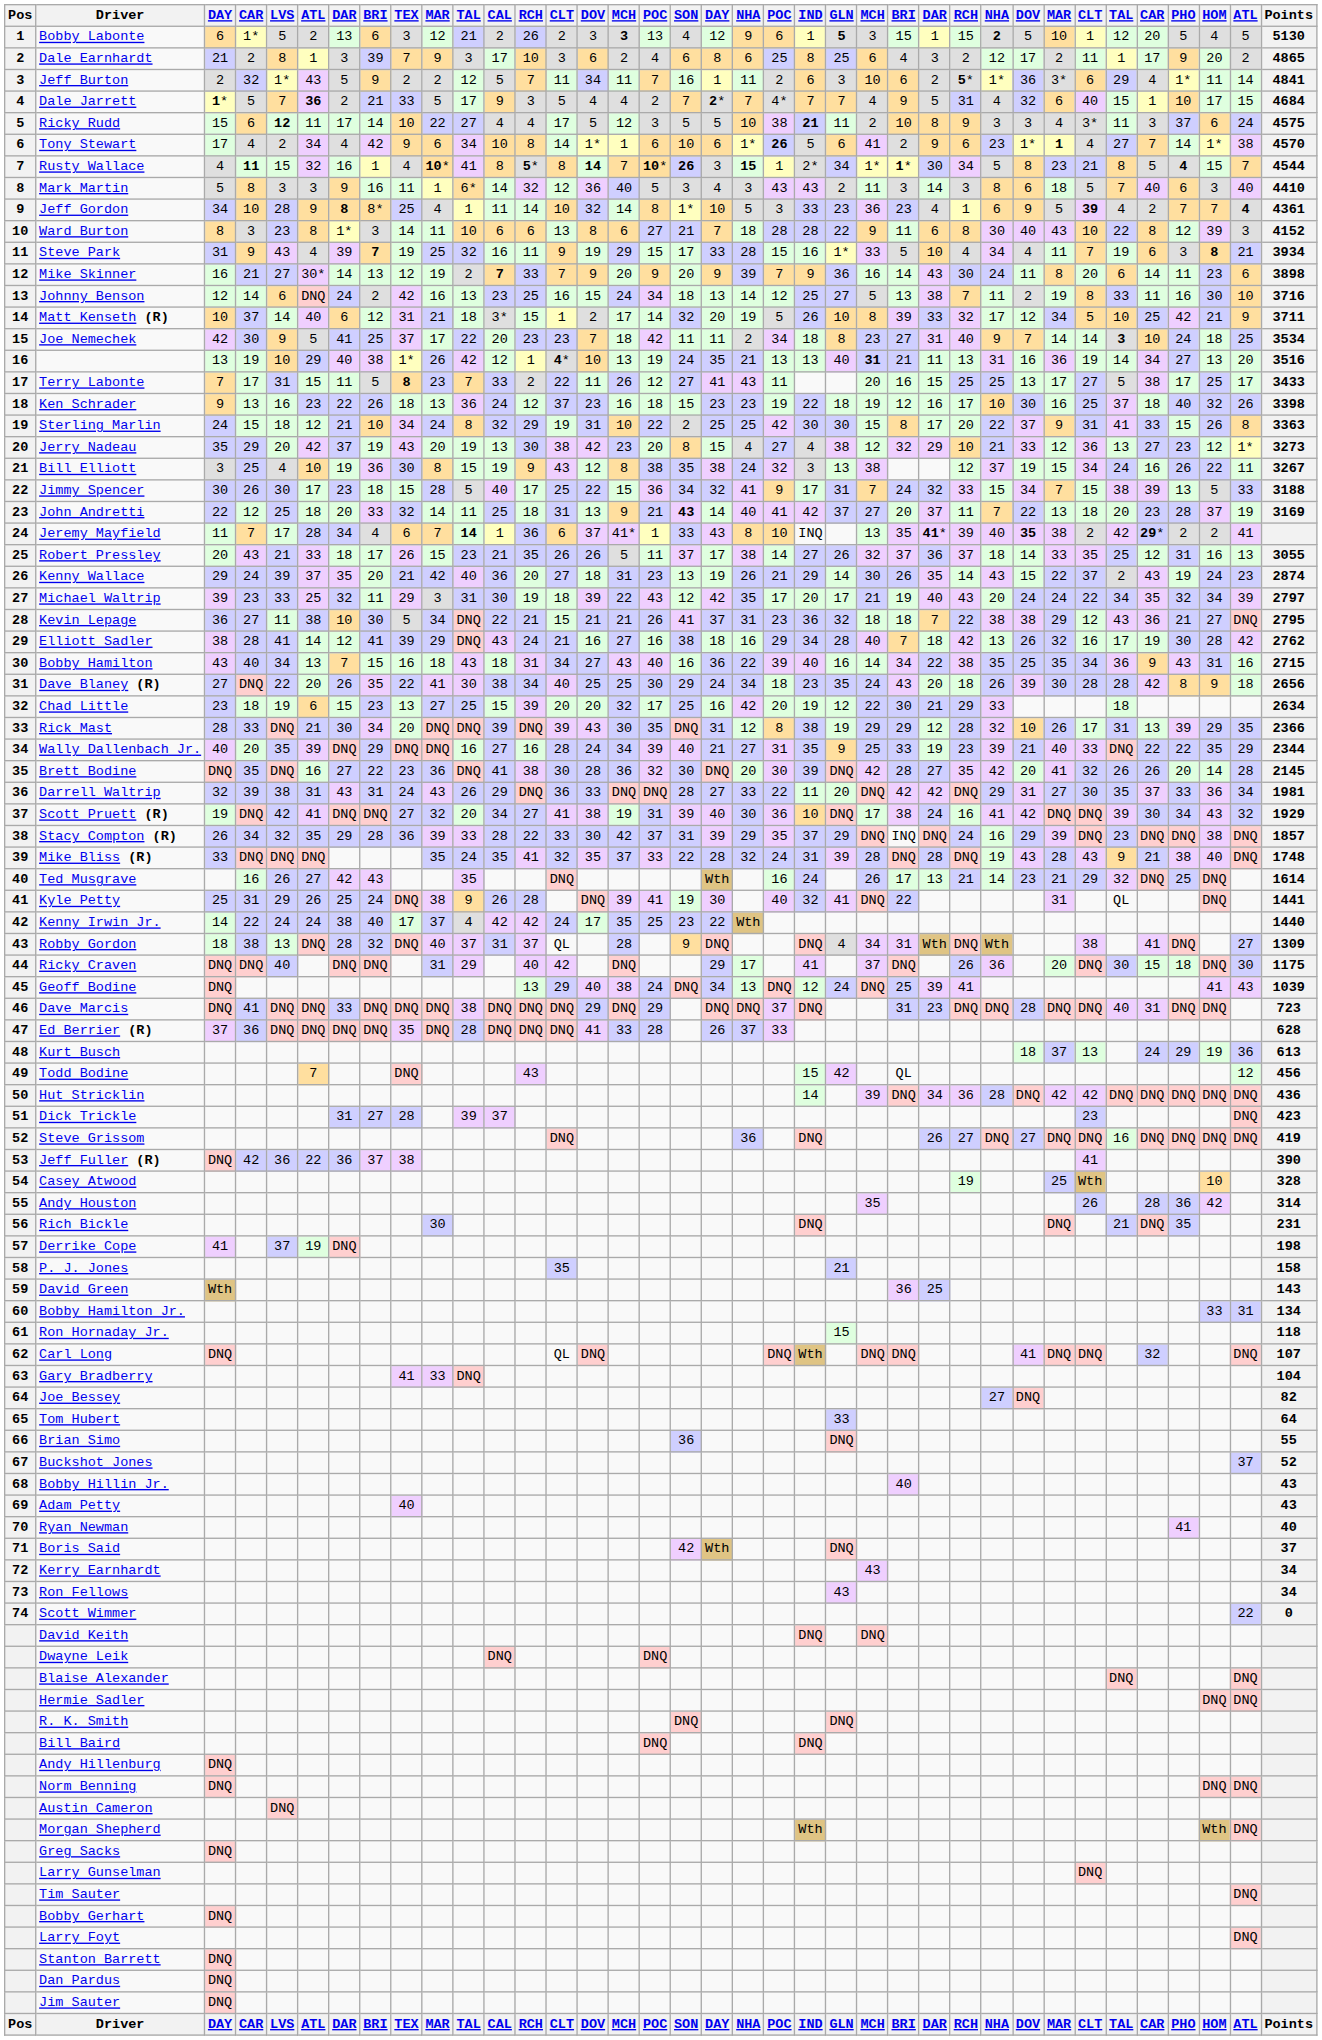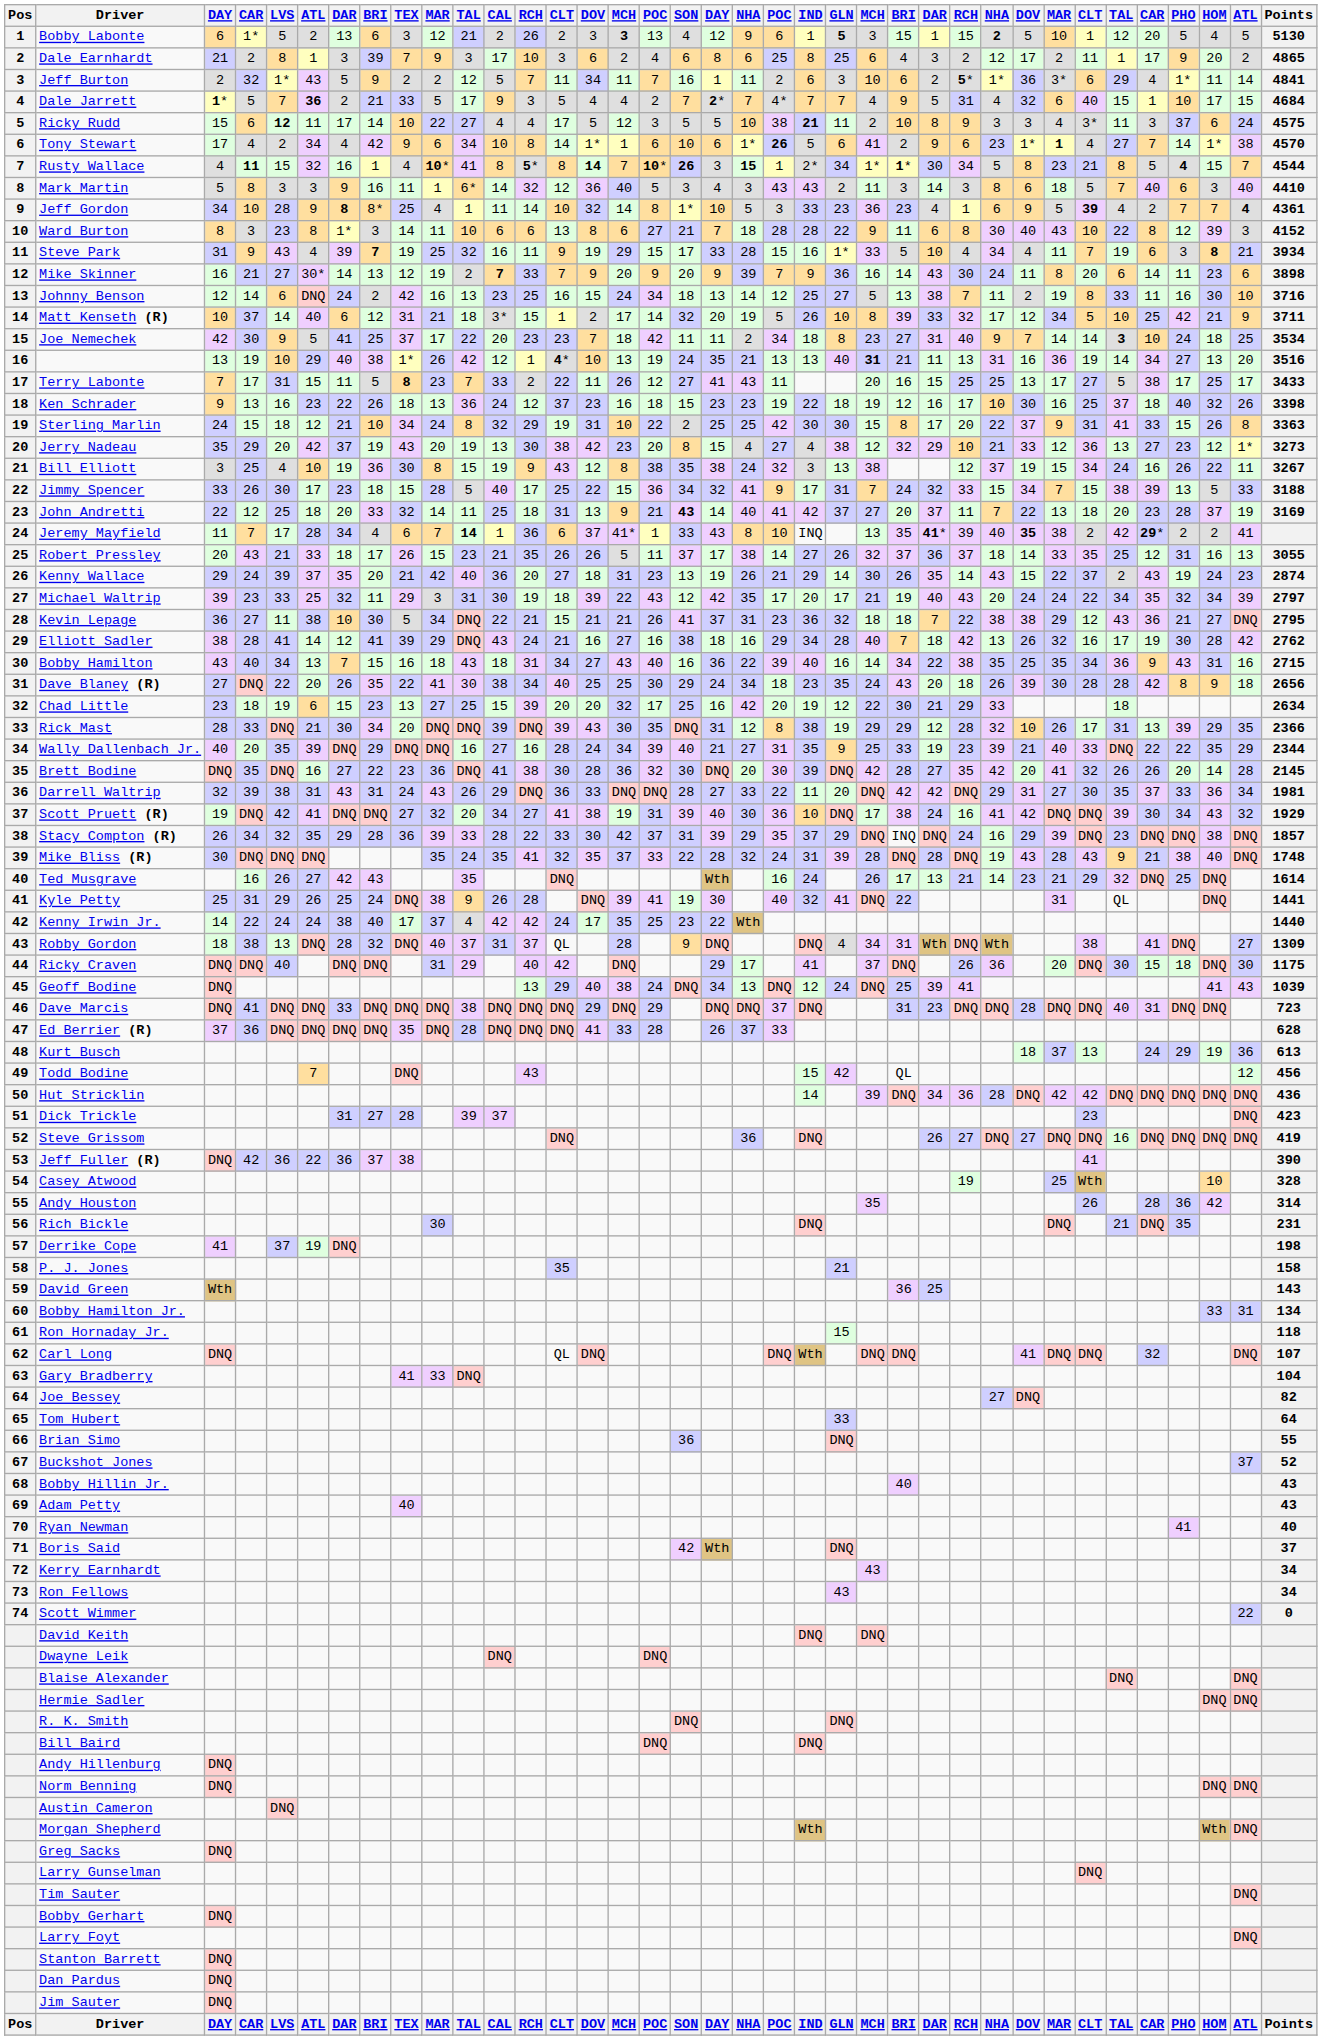(220, 491) 30 -> (220, 491) 33
(220, 858) 33 -> (220, 858) 30
